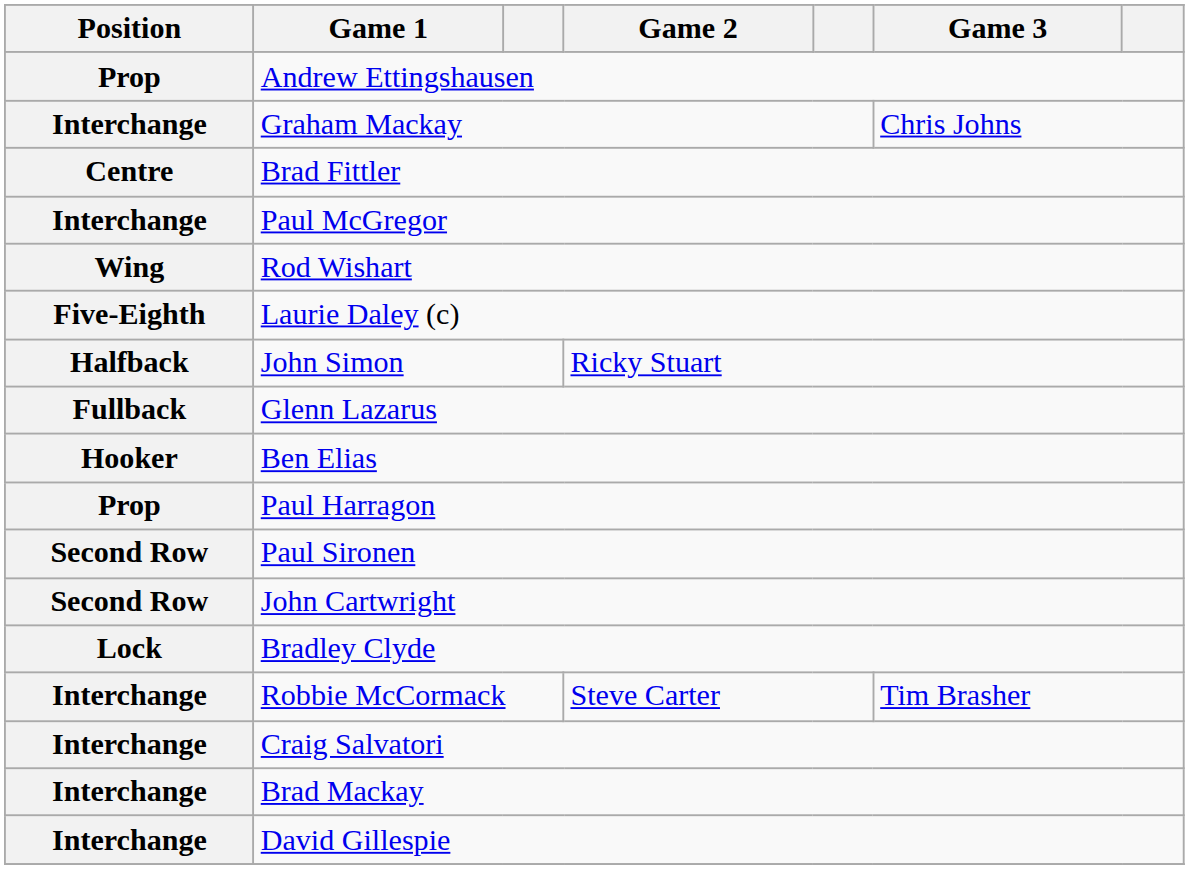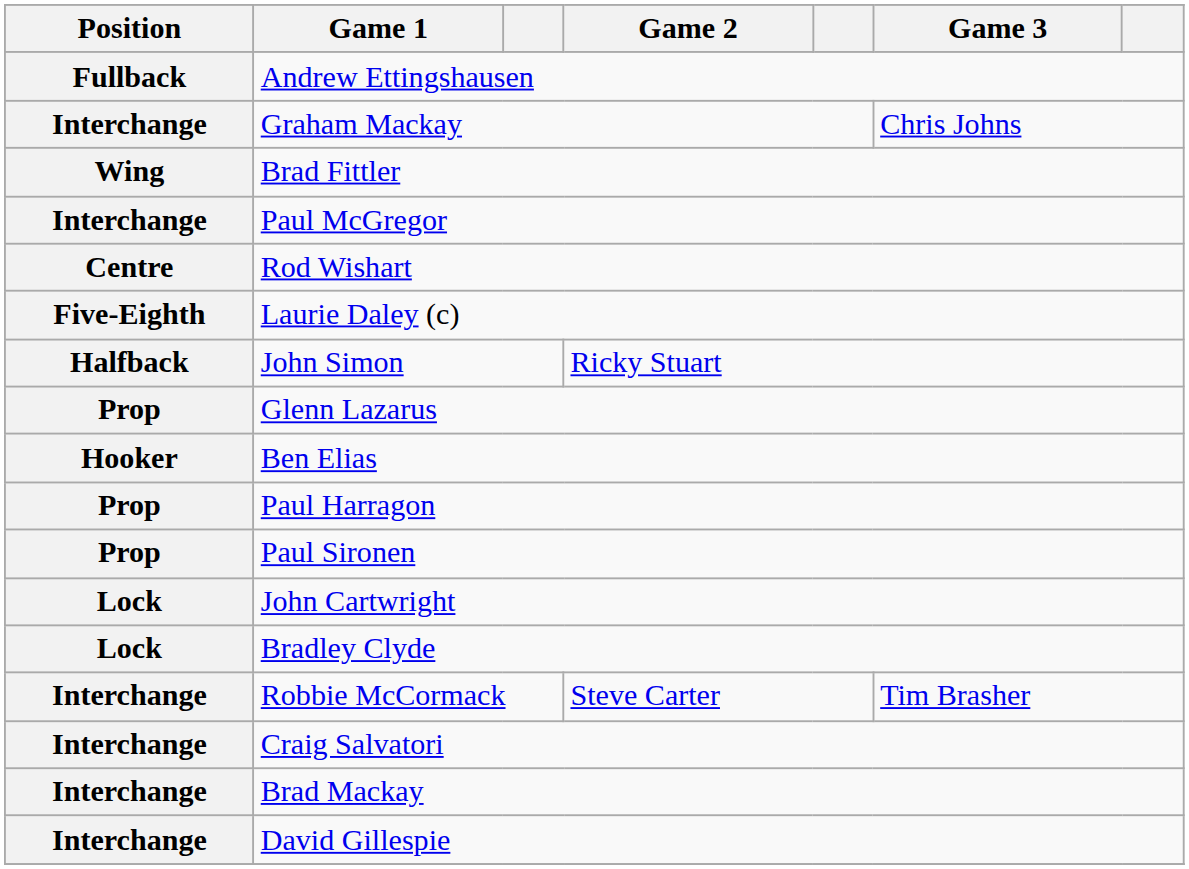(129, 76) Prop -> (129, 76) Fullback
(129, 171) Centre -> (129, 171) Wing
(129, 266) Wing -> (129, 266) Centre
(129, 409) Fullback -> (129, 409) Prop
(129, 553) Second Row -> (129, 553) Prop
(129, 600) Second Row -> (129, 600) Lock
